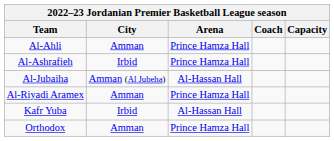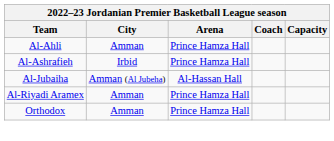- row: (45, 111)
